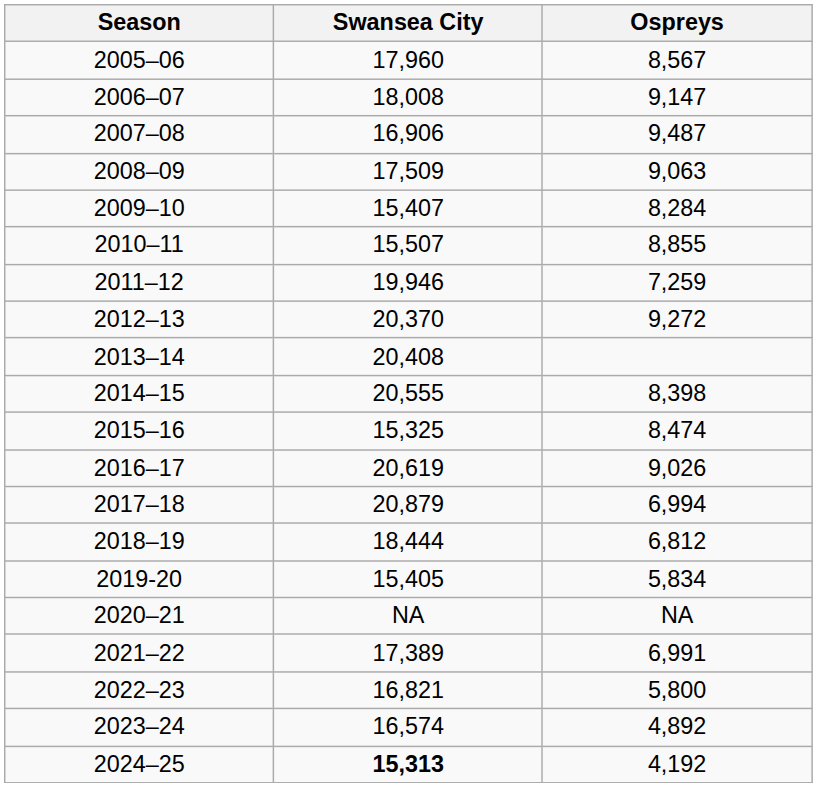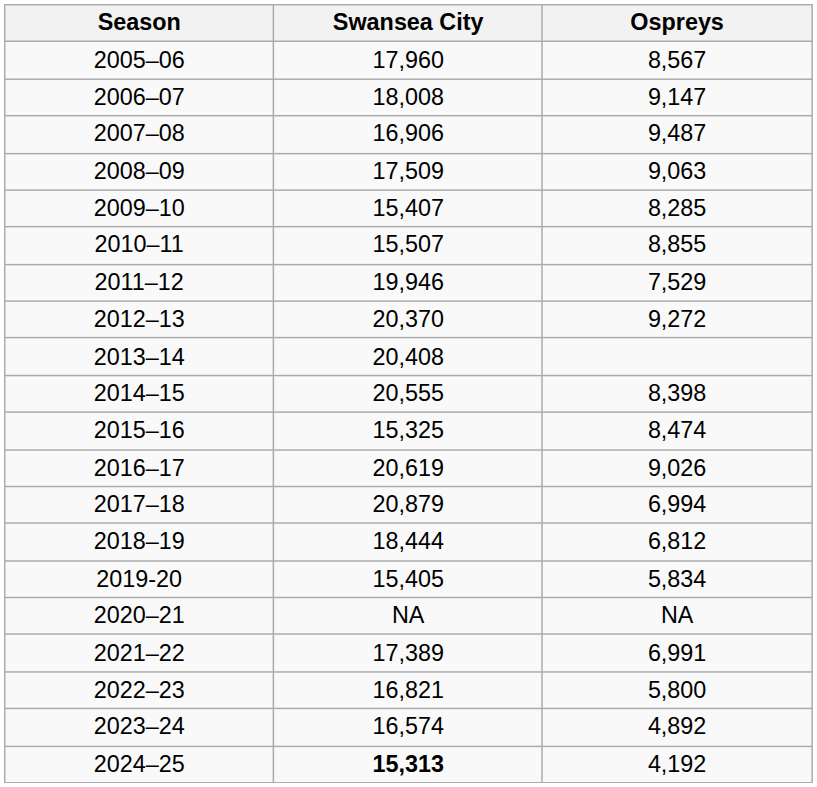(677, 208) 8,284 -> (677, 208) 8,285
(677, 282) 7,259 -> (677, 282) 7,529
